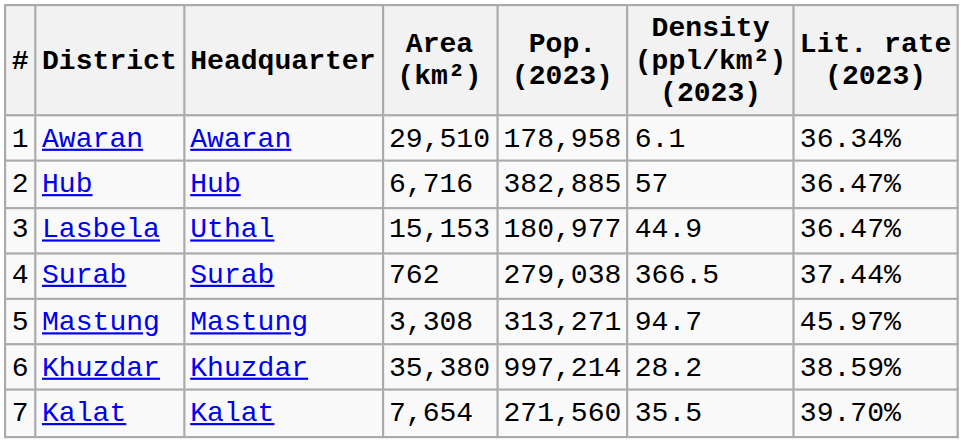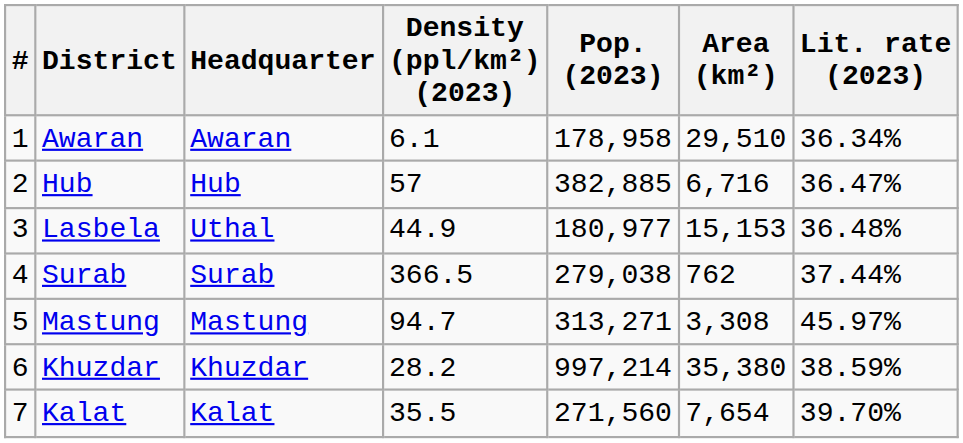columns swapped: (439, 60) <-> (711, 60)
(850, 230) 36.47% -> (850, 230) 36.48%
